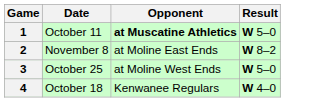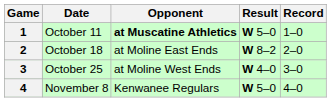+ column: (303, 13)
(77, 50) November 8 -> (74, 50) October 18
(259, 69) W 5–0 -> (259, 69) W 4–0
(74, 87) October 18 -> (77, 87) November 8
(259, 87) W 4–0 -> (259, 87) W 5–0
